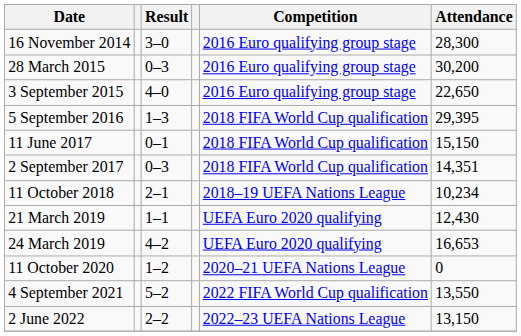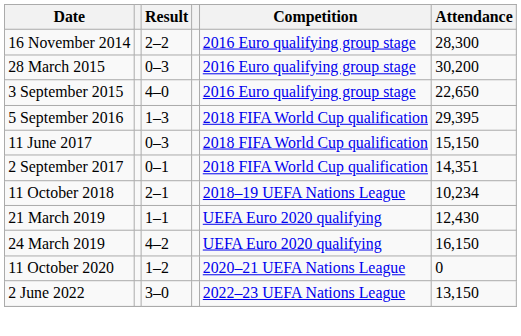(157, 42) 3–0 -> (157, 42) 2–2
(157, 142) 0–1 -> (157, 142) 0–3
(157, 167) 0–3 -> (157, 167) 0–1
(457, 243) 16,653 -> (457, 243) 16,150
- row: (66, 293)
(157, 318) 2–2 -> (157, 293) 3–0
